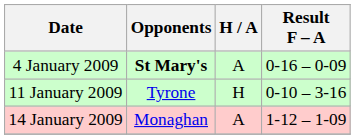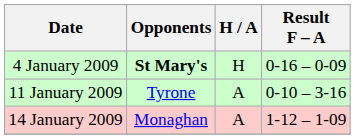(239, 65) A -> (239, 65) H
(239, 92) H -> (239, 92) A
